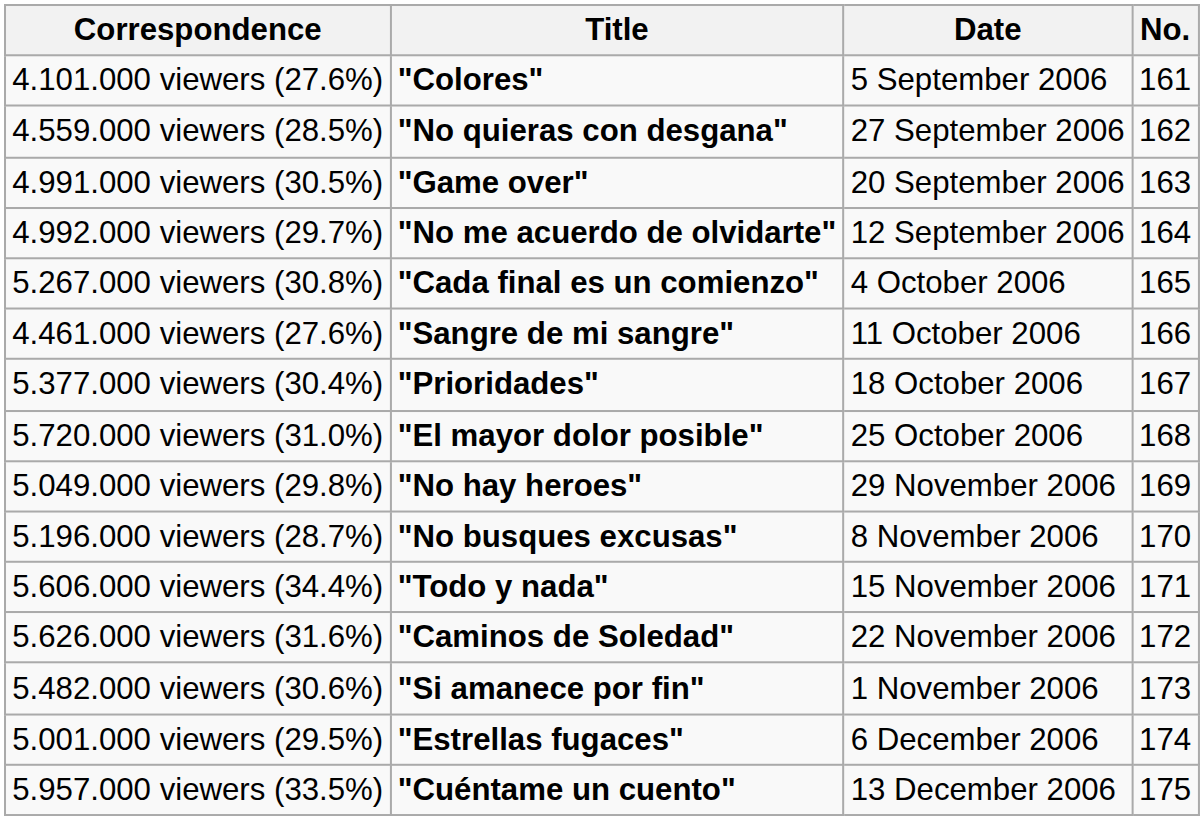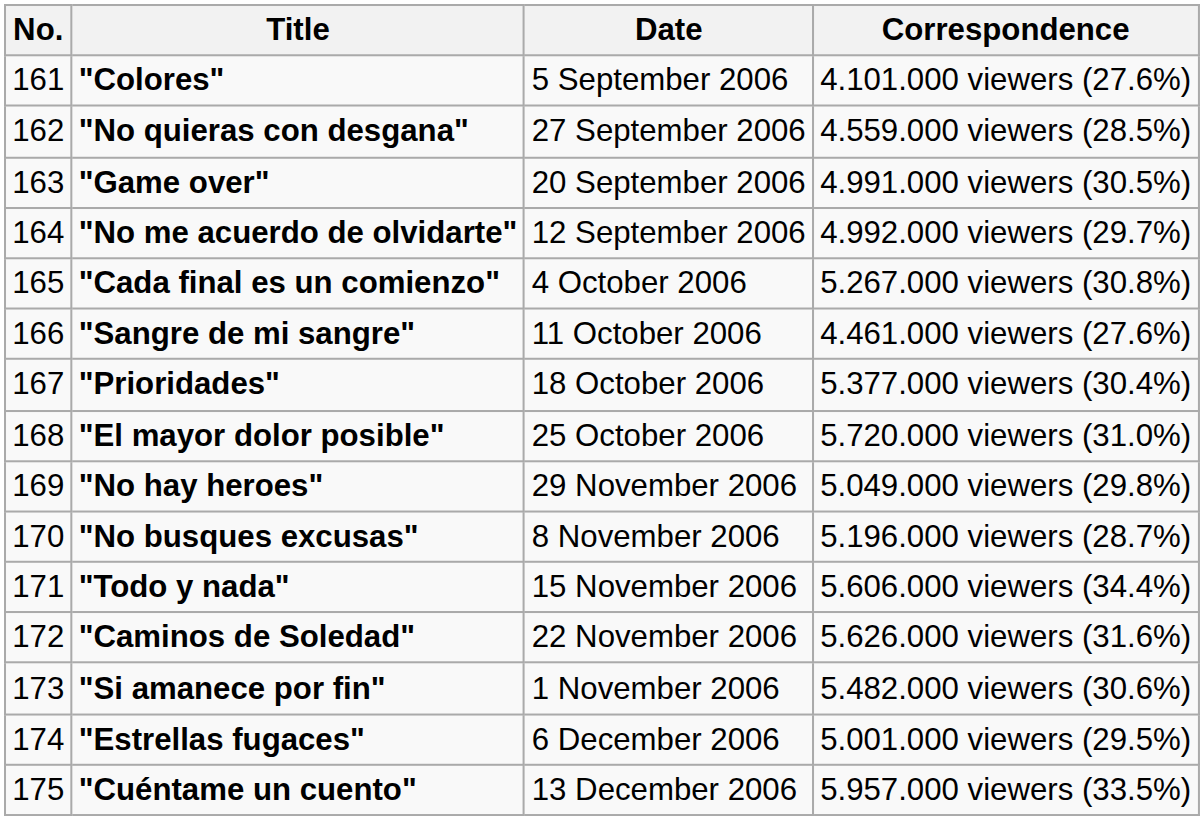columns swapped: (1165, 29) <-> (198, 29)
